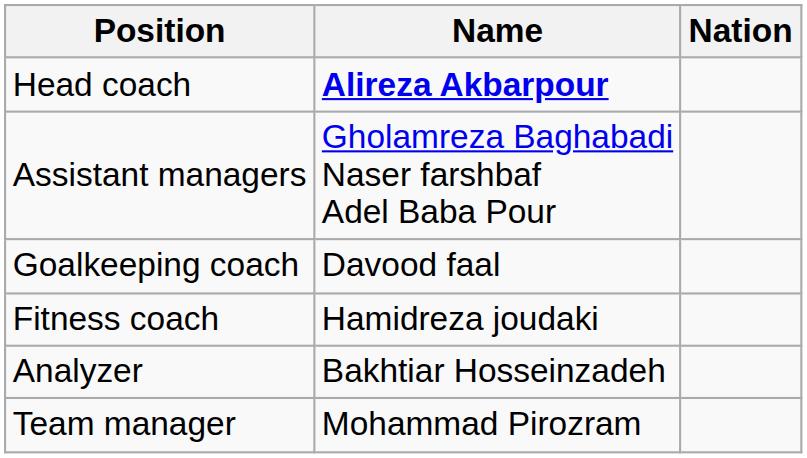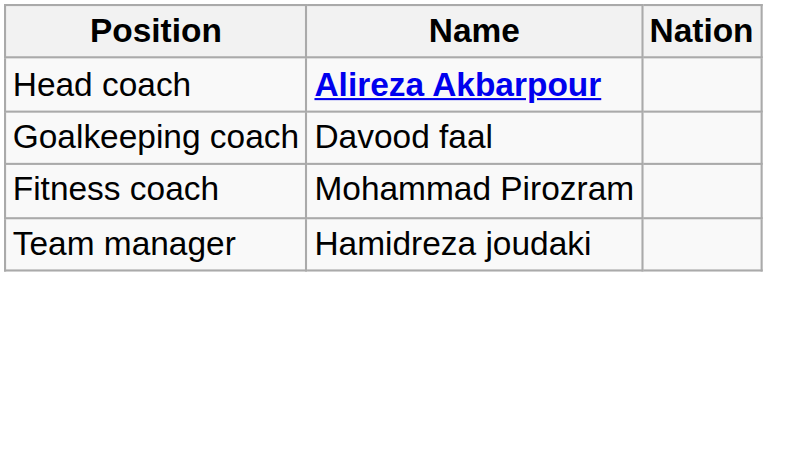- row: (160, 174)
(460, 318) Hamidreza joudaki -> (474, 190) Mohammad Pirozram
- row: (78, 371)
(482, 424) Mohammad Pirozram -> (453, 243) Hamidreza joudaki
